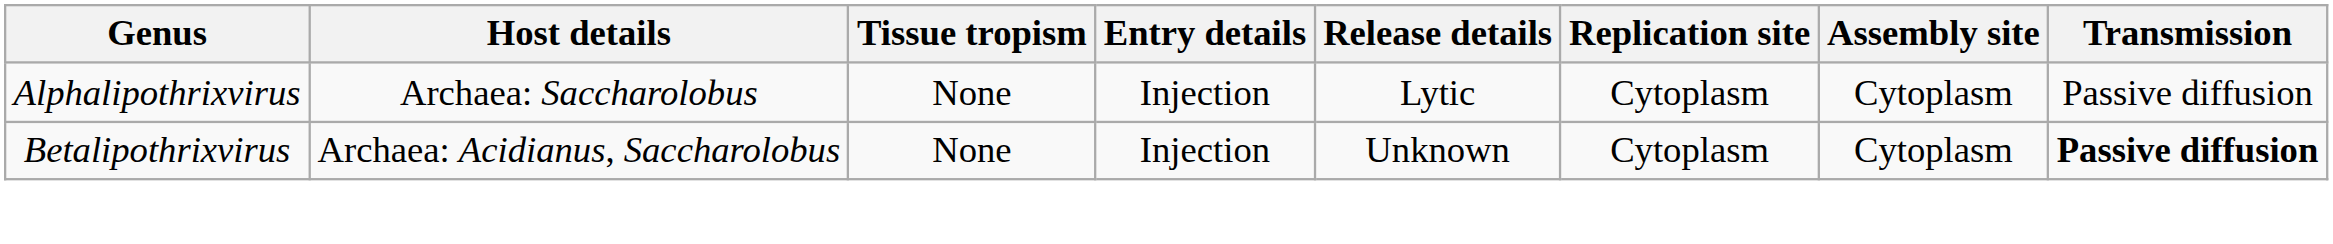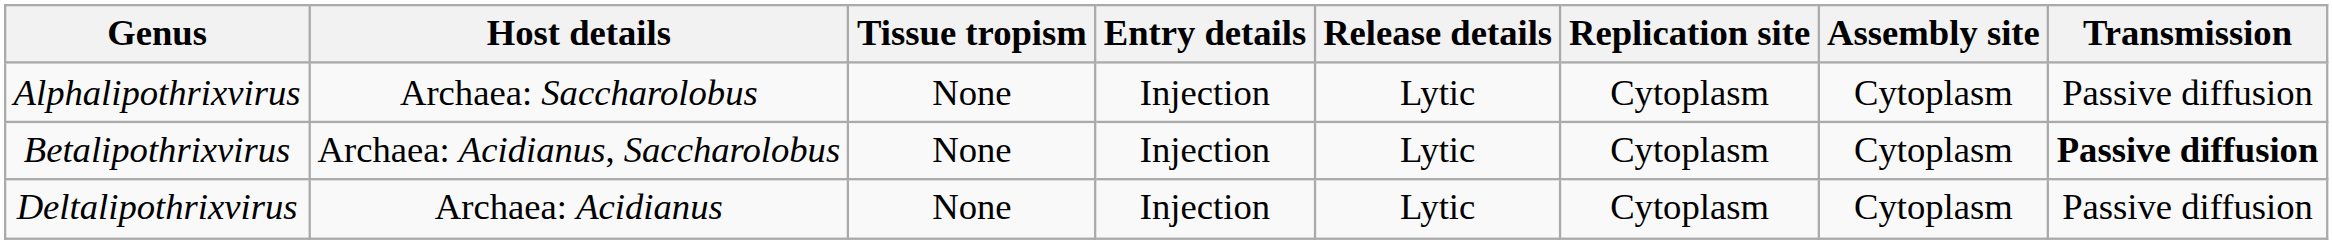(1438, 149) Unknown -> (1438, 149) Lytic
+ row: (157, 207)
